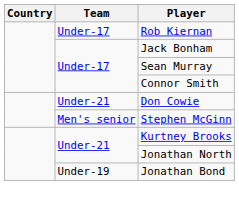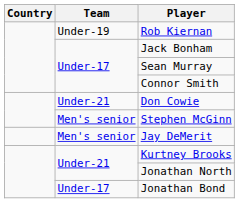(84, 31) Under-17 -> (84, 31) Under-19
+ row: (176, 136)
(84, 171) Under-19 -> (84, 189) Under-17
